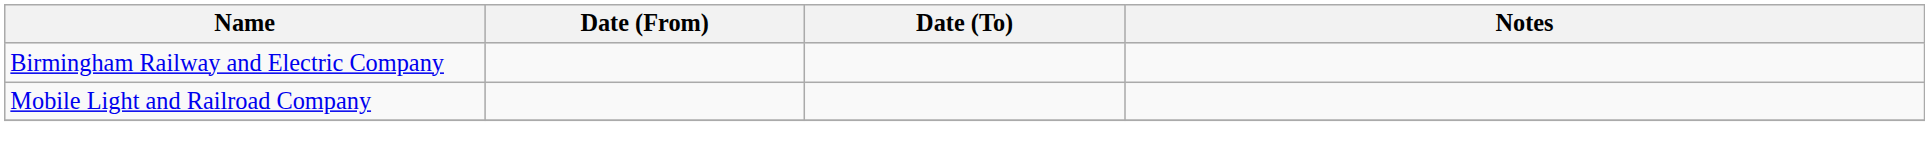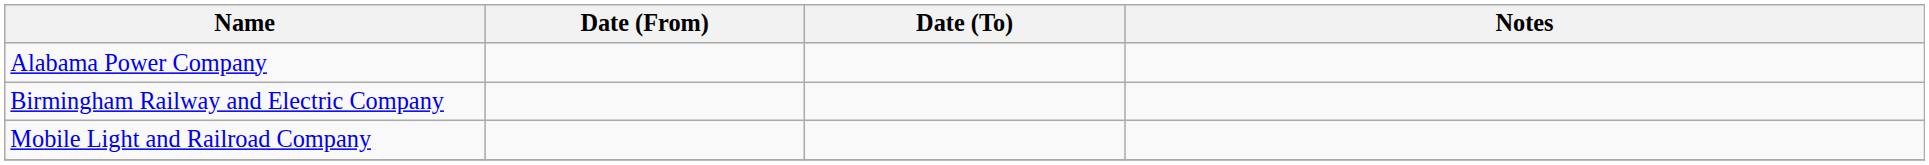+ row: (139, 62)
